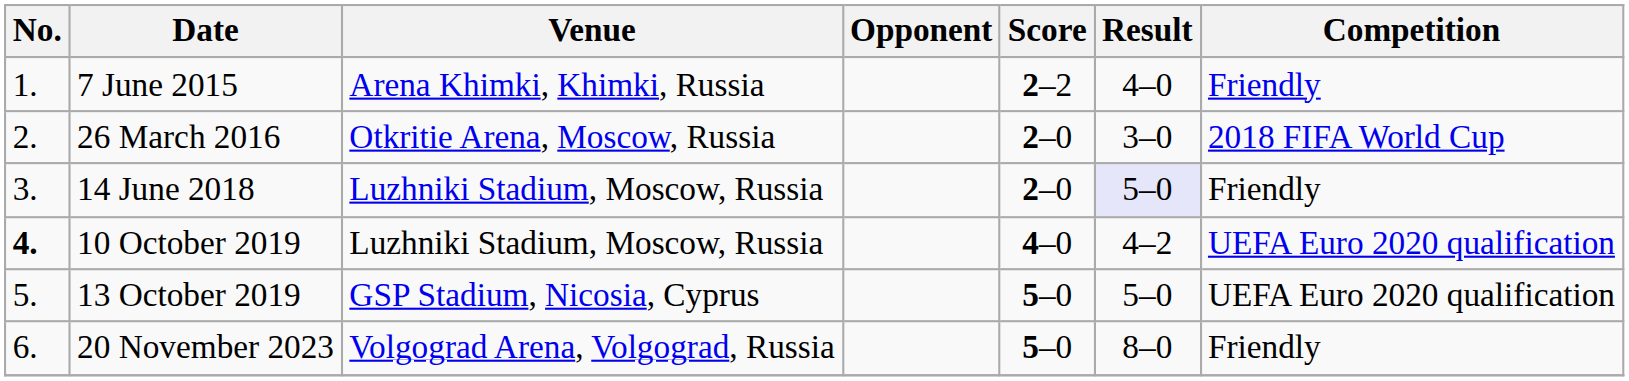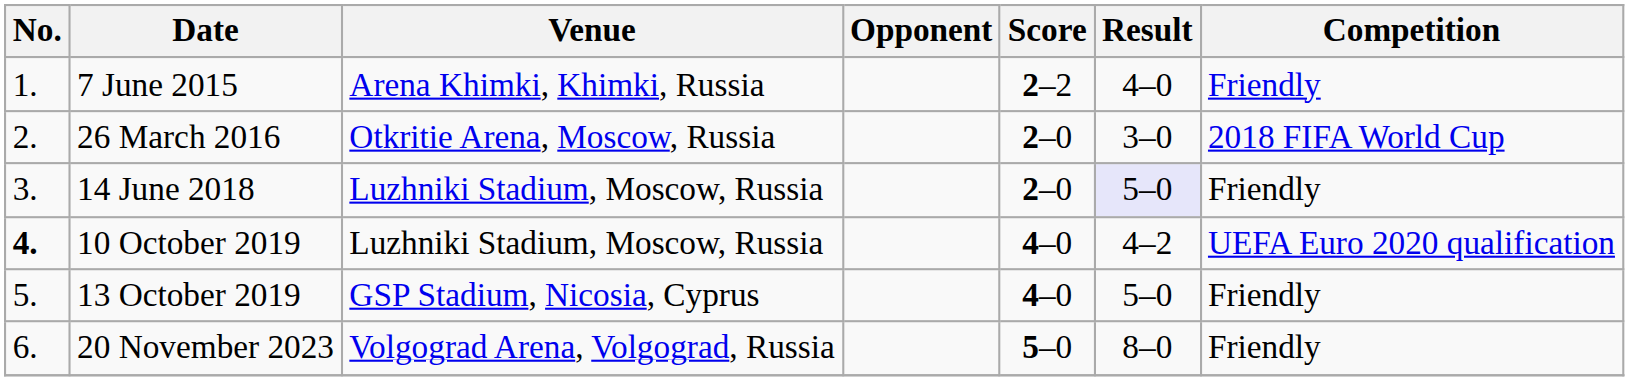(1047, 294) 5–0 -> (1047, 294) 4–0
(1411, 294) UEFA Euro 2020 qualification -> (1264, 294) Friendly
